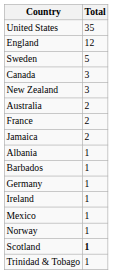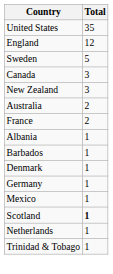- row: (22, 136)
+ row: (24, 167)
- row: (20, 199)
- row: (22, 230)
+ row: (30, 230)
